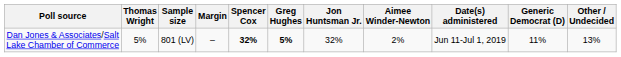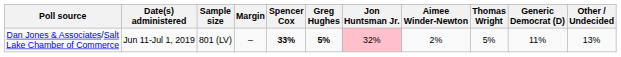columns swapped: (470, 17) <-> (140, 17)
(248, 40) 32% -> (286, 40) 33%
(334, 40) no background -> (372, 40) pink background
